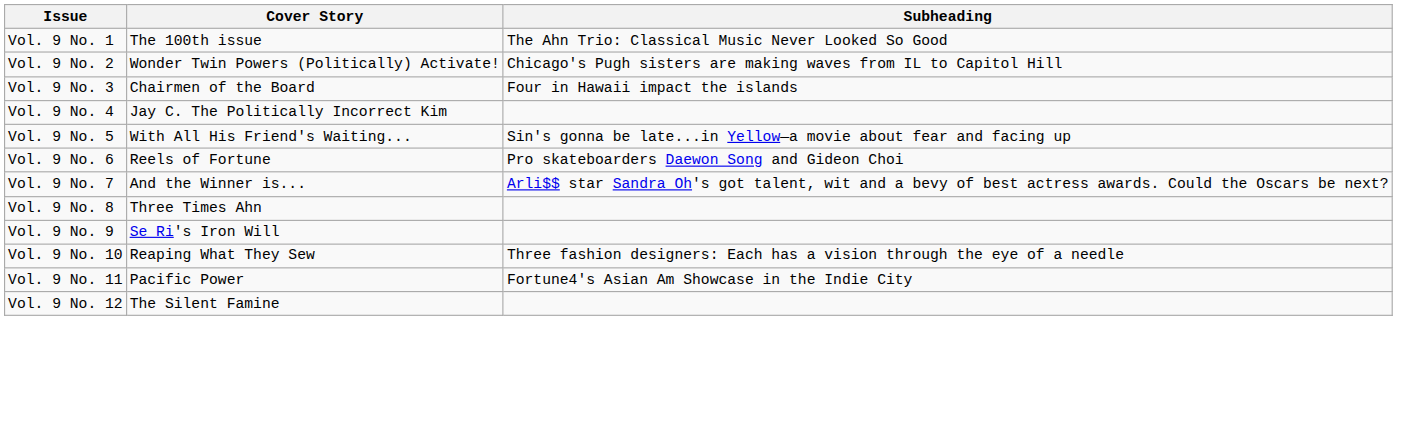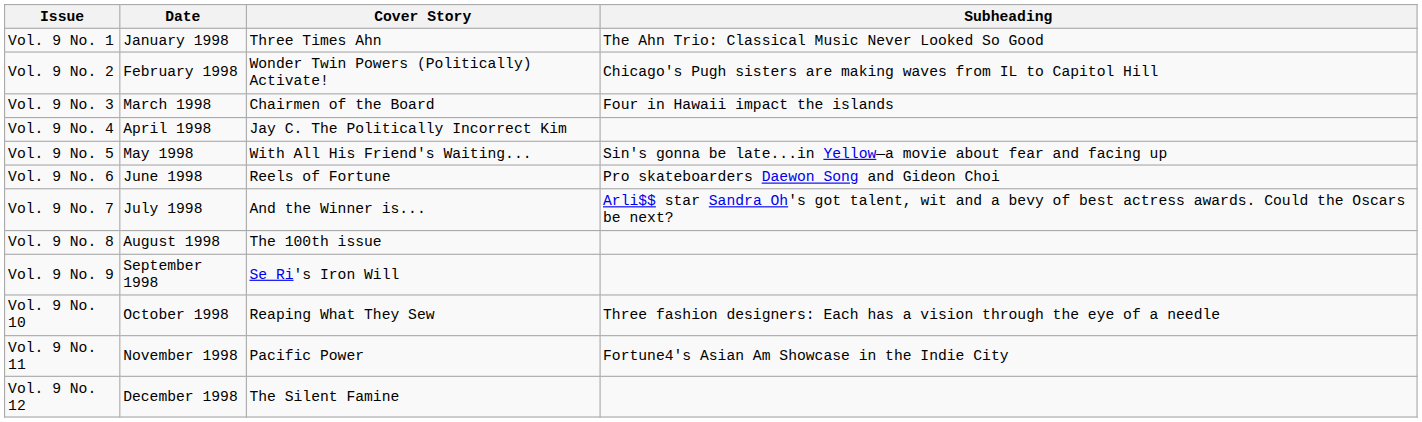+ column: (183, 17)
(196, 40) The 100th issue -> (316, 40) Three Times Ahn
(196, 208) Three Times Ahn -> (316, 242) The 100th issue
